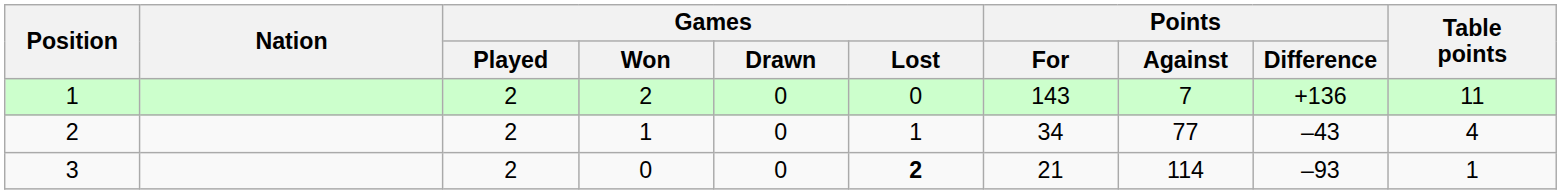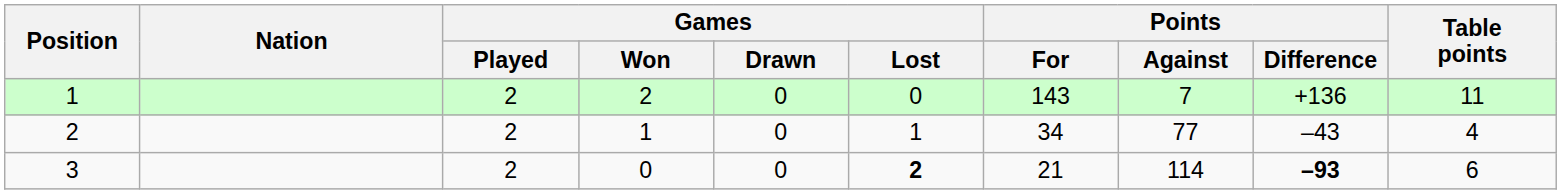(1320, 170) normal -> (1320, 170) bold
(1472, 170) 1 -> (1472, 170) 6
